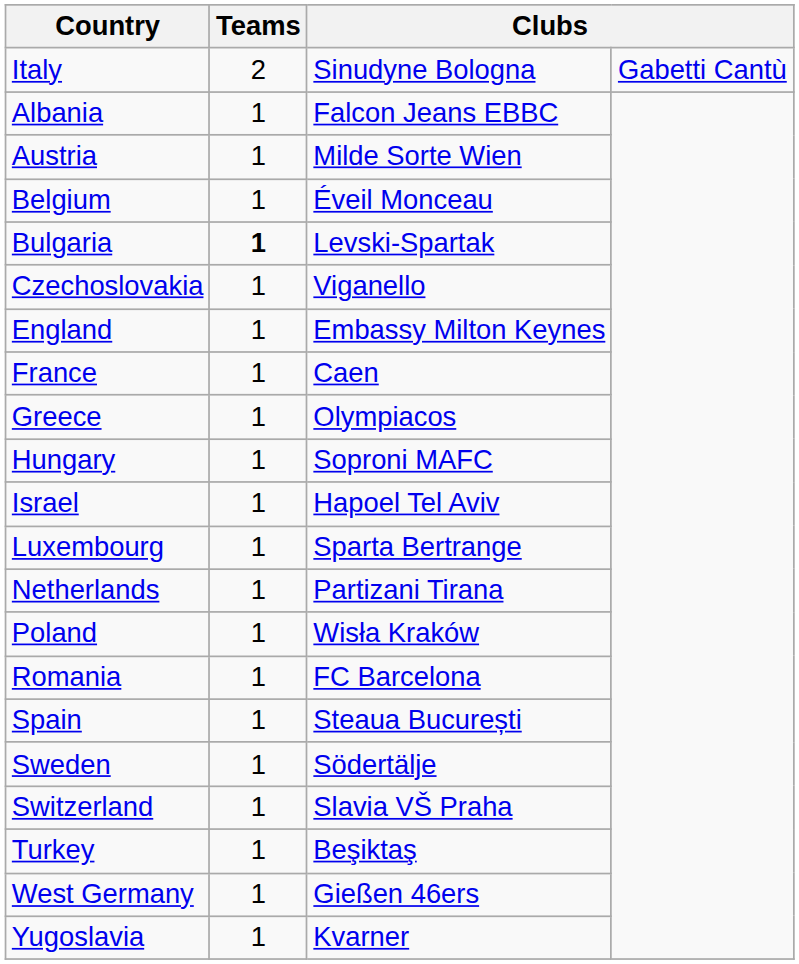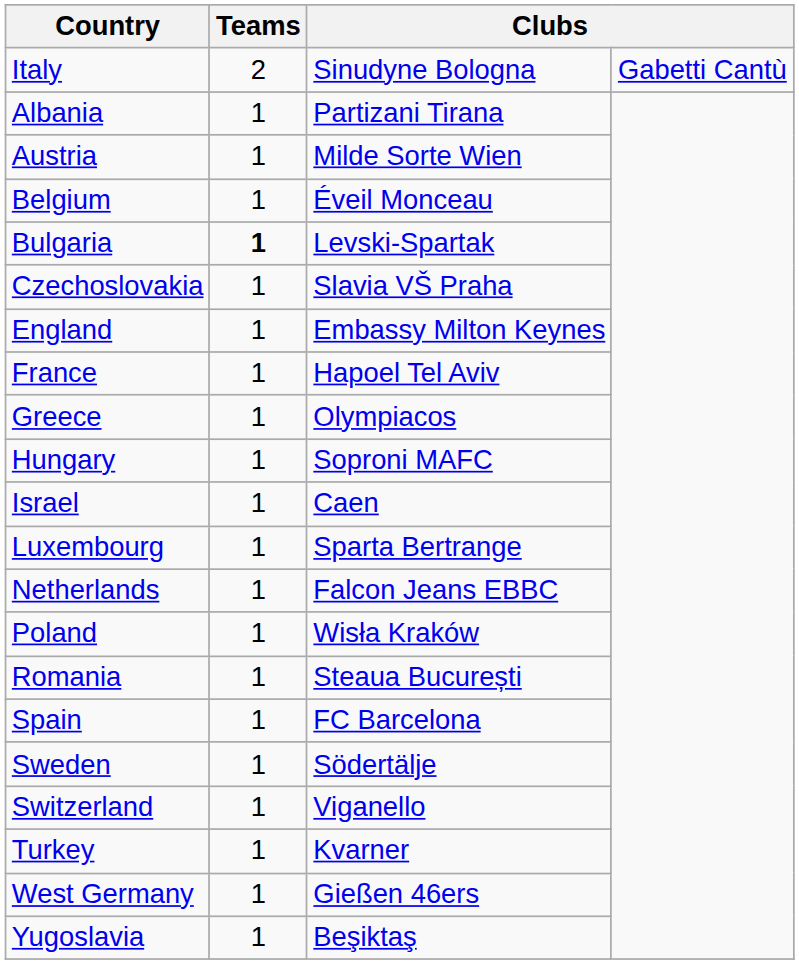(436, 112) Falcon Jeans EBBC -> (408, 112) Partizani Tirana
(369, 286) Viganello -> (413, 286) Slavia VŠ Praha
(346, 373) Caen -> (406, 373) Hapoel Tel Aviv
(406, 503) Hapoel Tel Aviv -> (346, 503) Caen
(408, 590) Partizani Tirana -> (436, 590) Falcon Jeans EBBC
(397, 677) FC Barcelona -> (418, 677) Steaua București
(418, 720) Steaua București -> (397, 720) FC Barcelona
(413, 807) Slavia VŠ Praha -> (369, 807) Viganello
(365, 850) Beşiktaş -> (361, 850) Kvarner
(361, 937) Kvarner -> (365, 937) Beşiktaş
